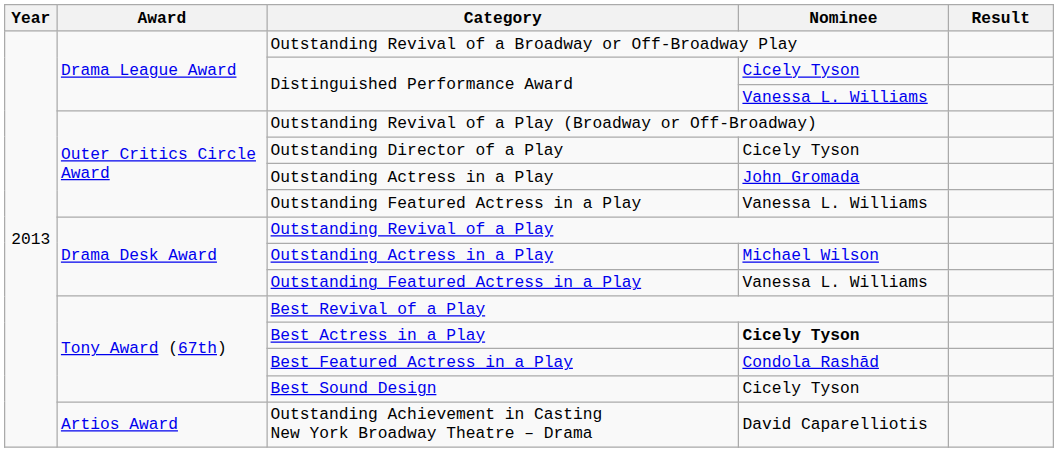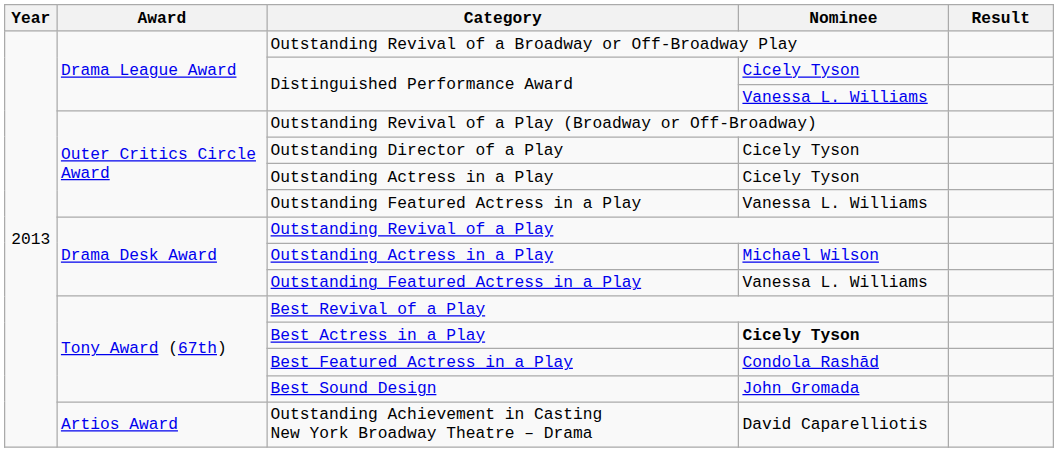(801, 177) John Gromada -> (801, 177) Cicely Tyson
(801, 389) Cicely Tyson -> (801, 389) John Gromada
